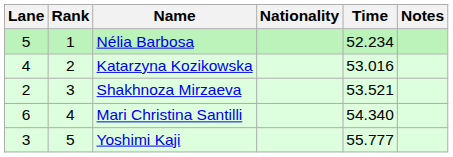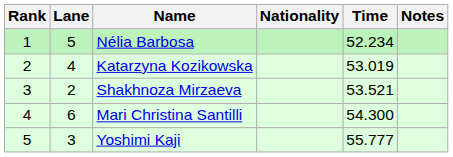columns swapped: (70, 16) <-> (26, 16)
(370, 66) 53.016 -> (370, 66) 53.019
(370, 115) 54.340 -> (370, 115) 54.300
